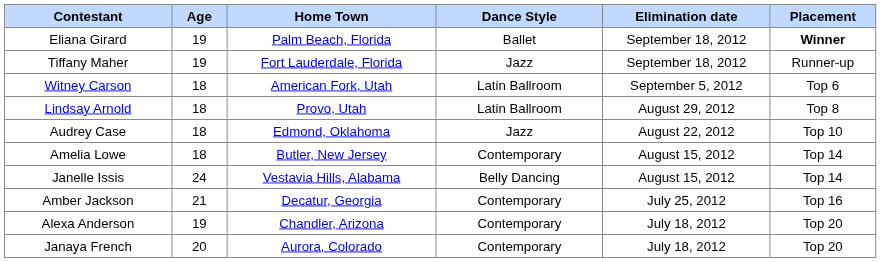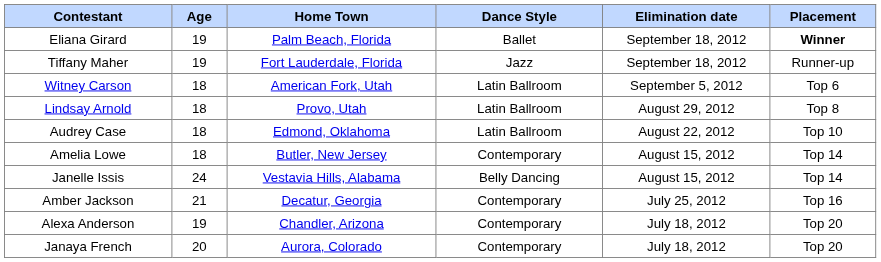(519, 131) Jazz -> (519, 131) Latin Ballroom
